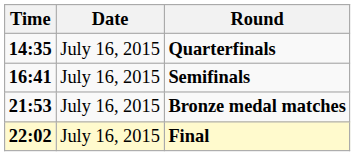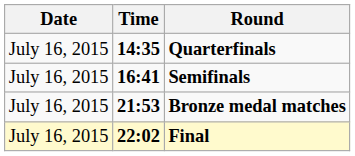columns swapped: (110, 19) <-> (30, 19)
